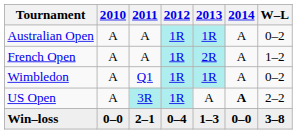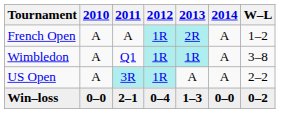- row: (51, 35)
(275, 77) 0–2 -> (258, 56) 3–8
(241, 98) bold -> (225, 77) normal
(275, 118) 3–8 -> (258, 98) 0–2
